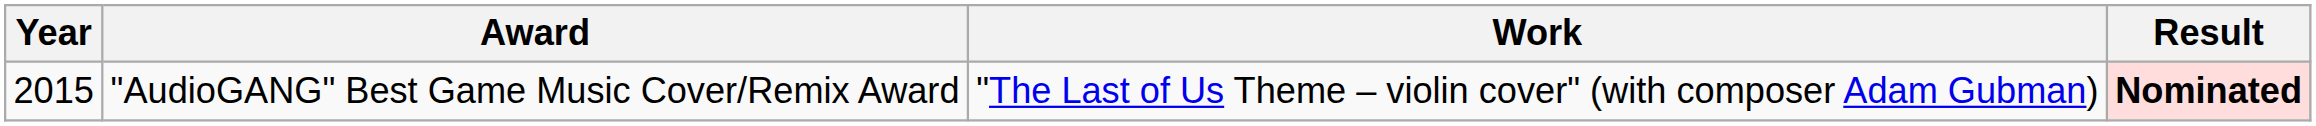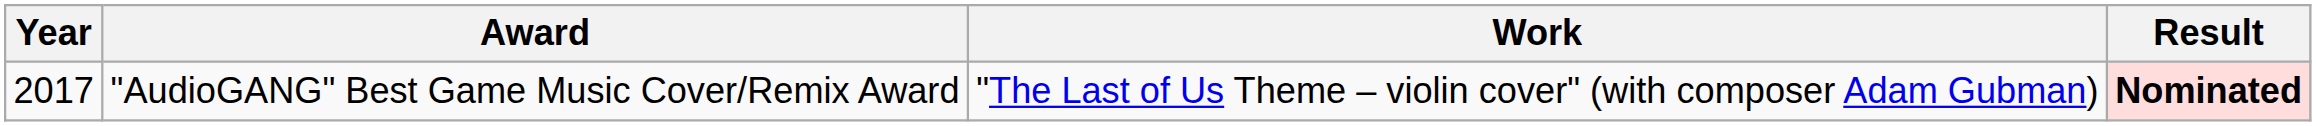(54, 90) 2015 -> (54, 90) 2017
